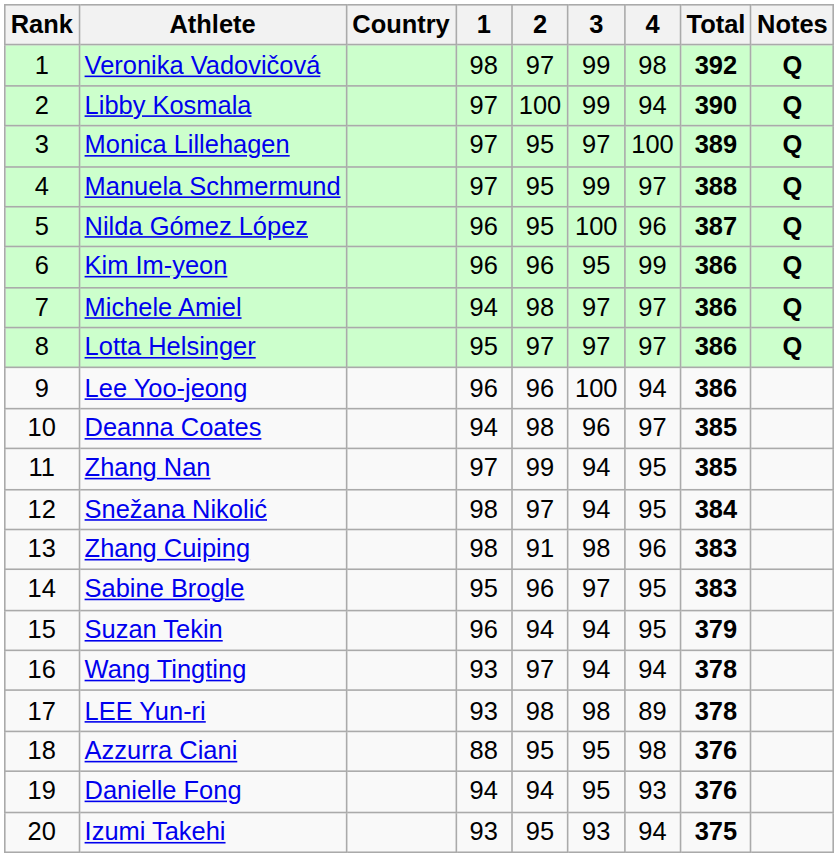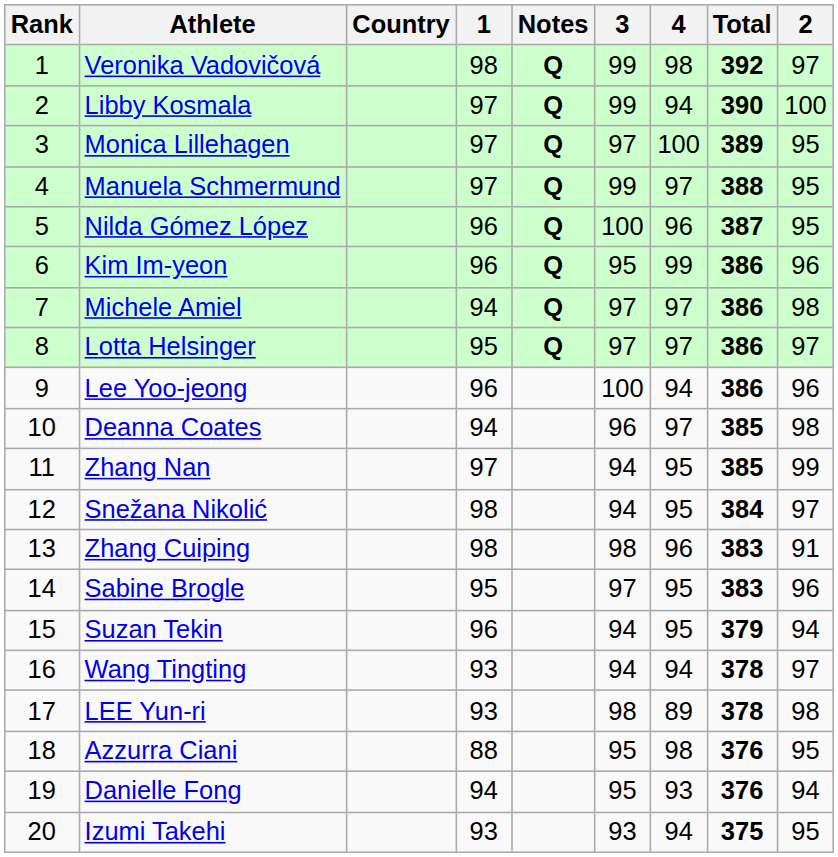columns swapped: (540, 24) <-> (792, 24)
